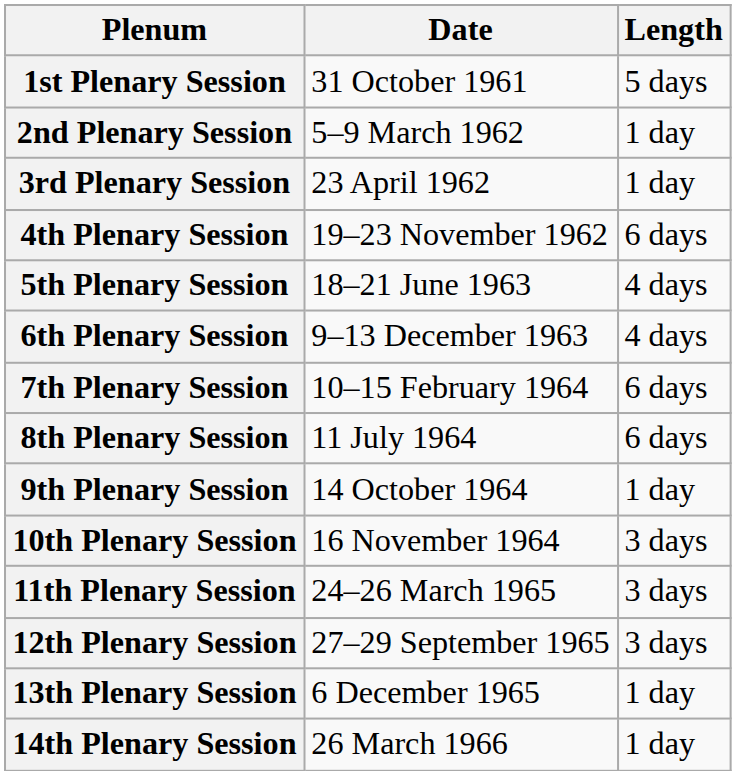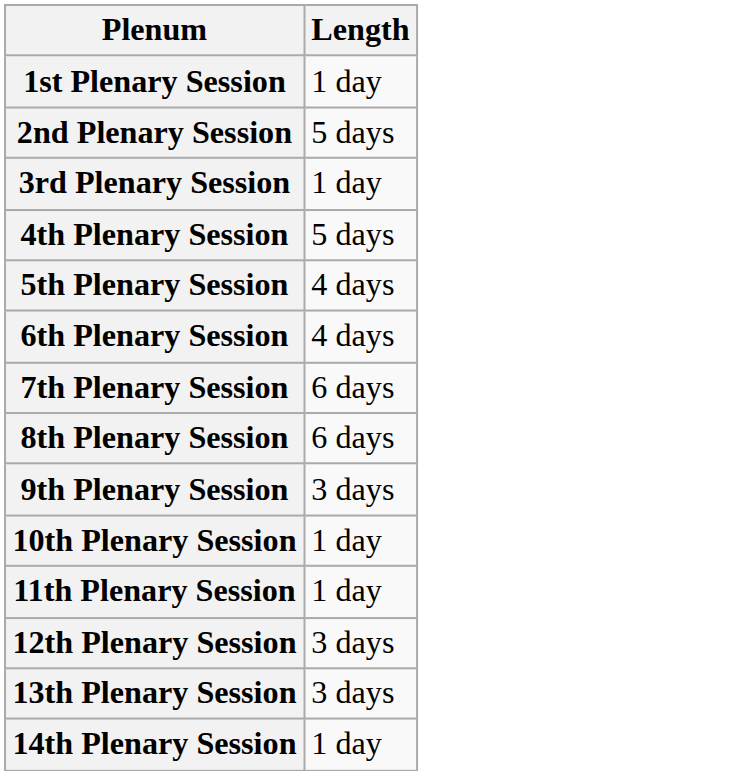- column: (461, 30)
(666, 81) 5 days -> (347, 81) 1 day
(660, 132) 1 day -> (353, 132) 5 days
(666, 234) 6 days -> (353, 234) 5 days
(660, 489) 1 day -> (353, 489) 3 days
(666, 540) 3 days -> (347, 540) 1 day
(666, 591) 3 days -> (347, 591) 1 day
(660, 693) 1 day -> (353, 693) 3 days
